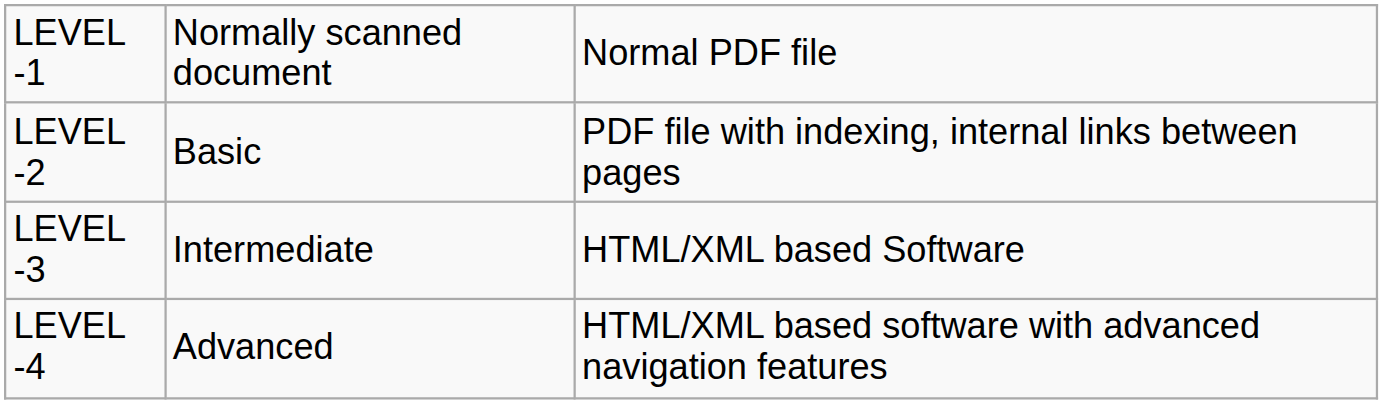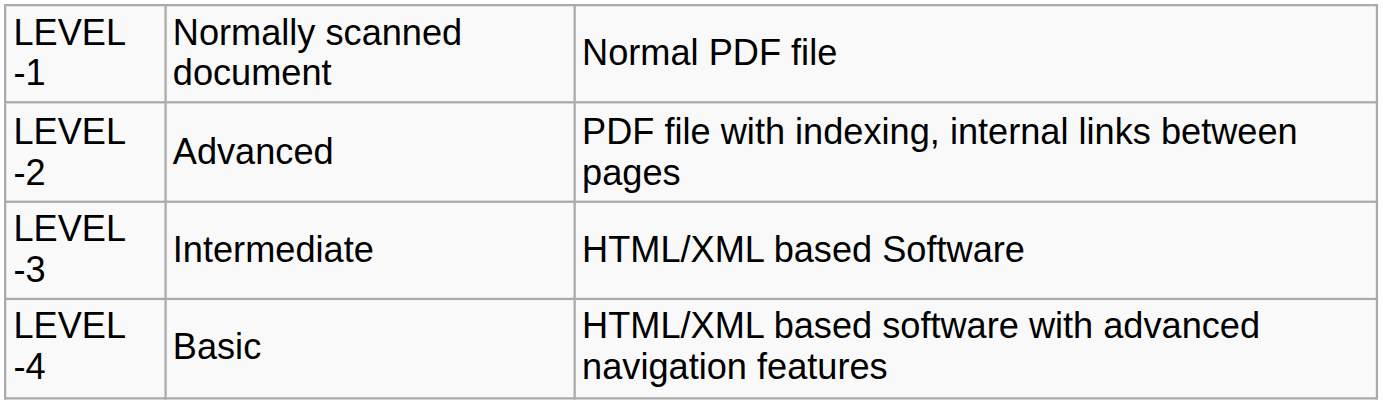(217, 151) Basic -> (253, 151) Advanced
(253, 347) Advanced -> (217, 347) Basic
